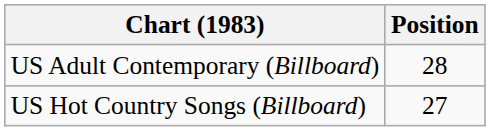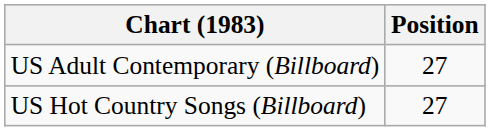(435, 65) 28 -> (435, 65) 27
